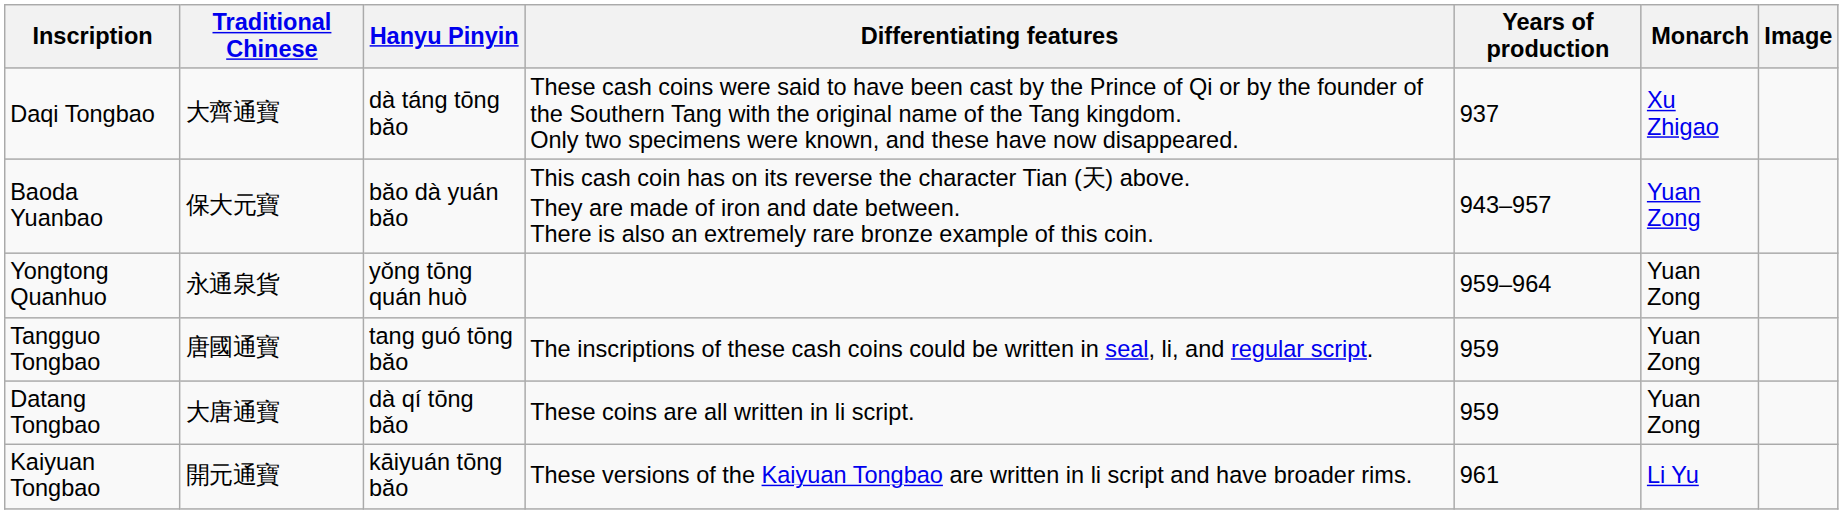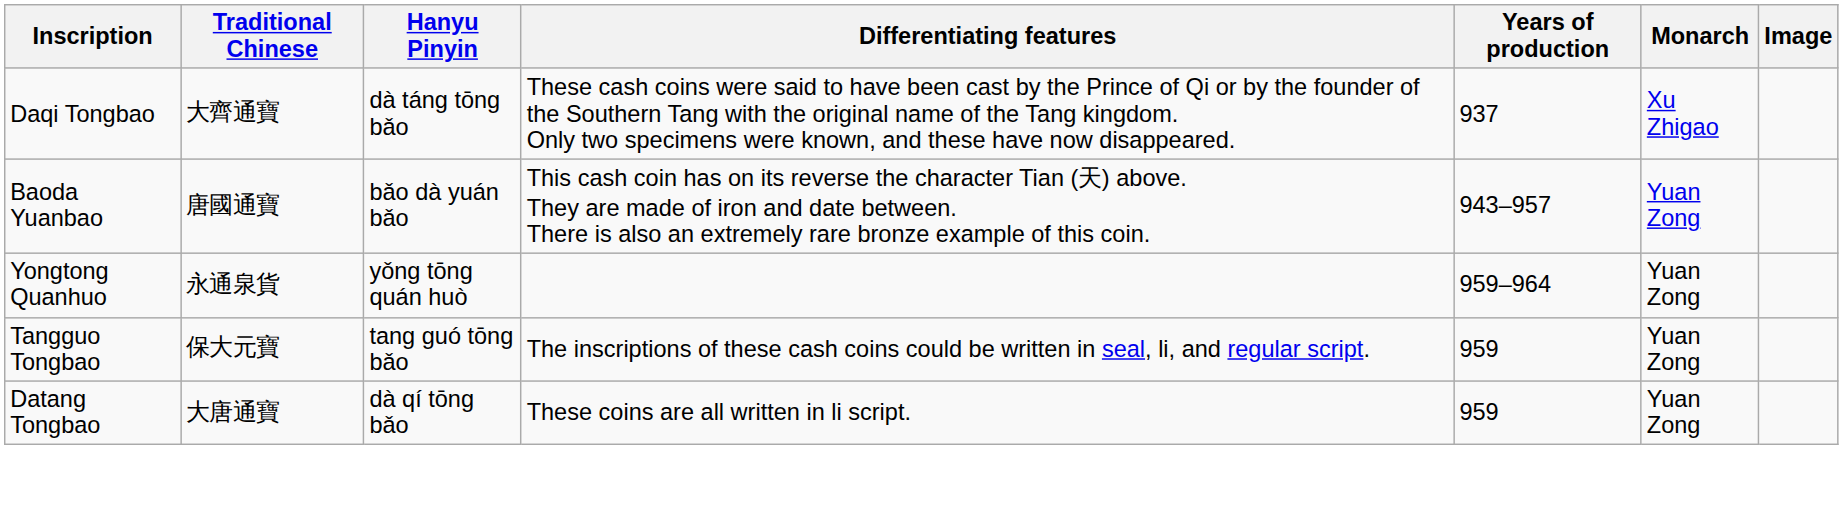(233, 205) 保大元寶 -> (233, 205) 唐國通寶
(233, 348) 唐國通寶 -> (233, 348) 保大元寶
- row: (55, 476)
